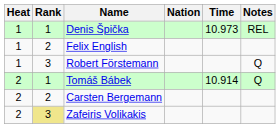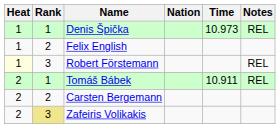(18, 64) no background -> (18, 64) lightyellow background
(258, 64) Q -> (258, 64) REL
(222, 81) 10.914 -> (222, 81) 10.911
(258, 81) Q -> (258, 81) REL
